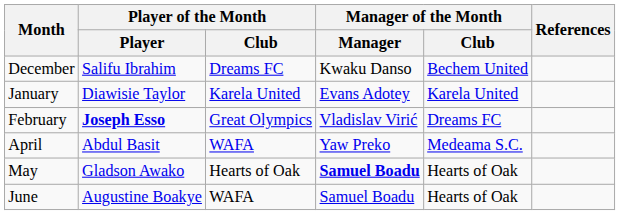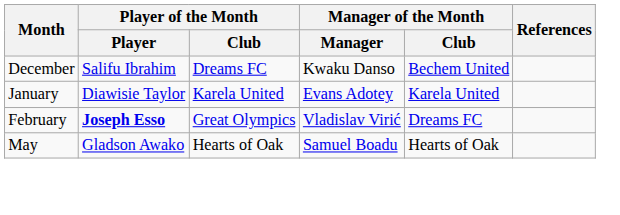- row: (25, 145)
(370, 171) bold -> (350, 145) normal
- row: (23, 196)
